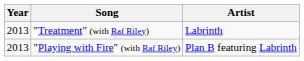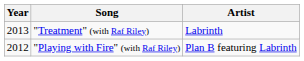(18, 47) 2013 -> (18, 47) 2012
